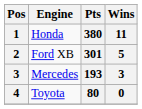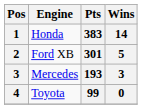(93, 34) 380 -> (93, 34) 383
(121, 34) 11 -> (121, 34) 14
(93, 93) 80 -> (93, 93) 99
